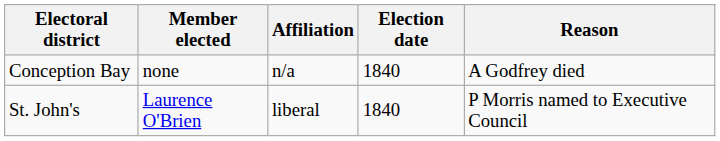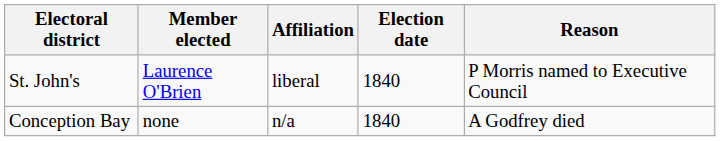rows swapped: (69, 70) <-> (44, 110)
